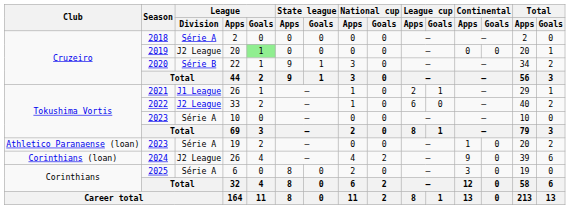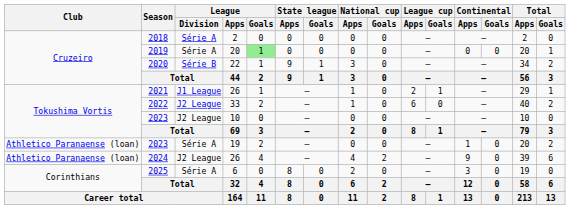(199, 51) J2 League -> (199, 51) Série A
(199, 118) Série A -> (199, 118) J2 League
(73, 158) Corinthians (loan) -> (73, 158) Athletico Paranaense (loan)
